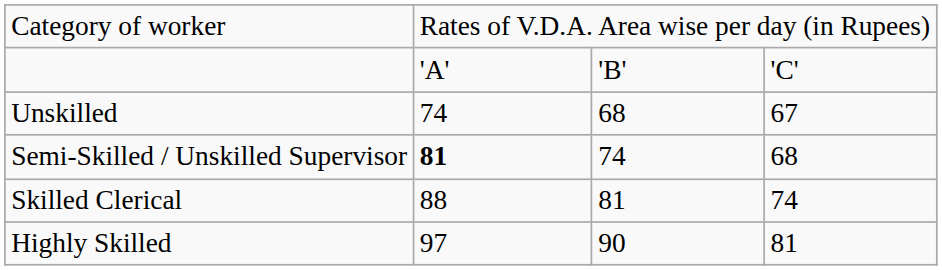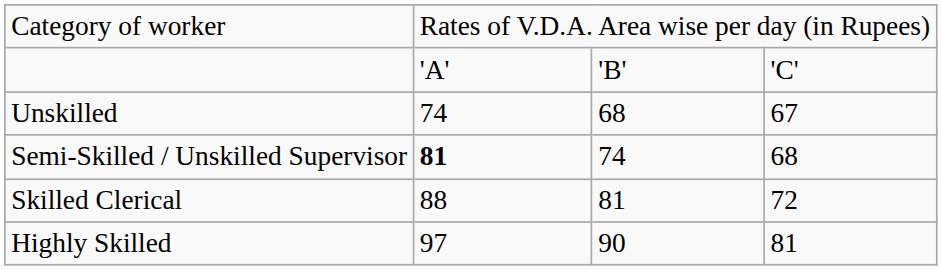(784, 199) 74 -> (784, 199) 72
